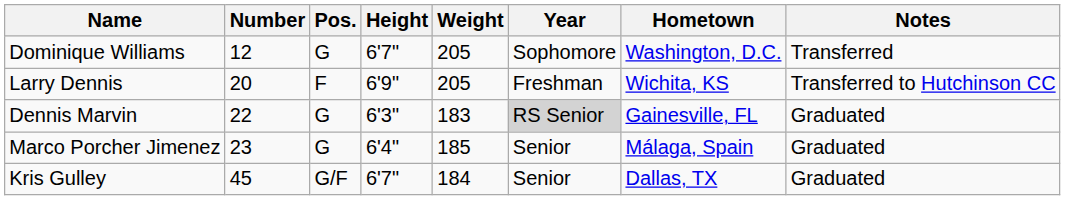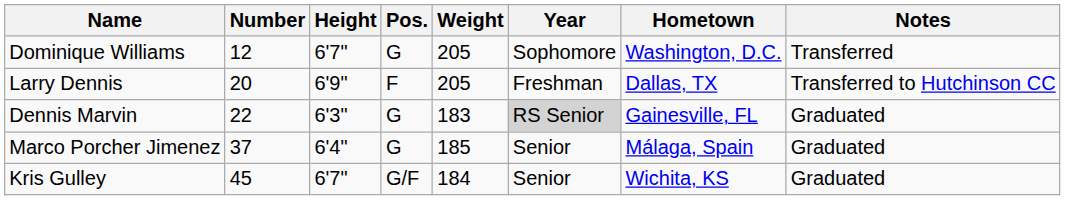columns swapped: (336, 20) <-> (397, 20)
(677, 83) Wichita, KS -> (671, 83) Dallas, TX
(241, 147) 23 -> (241, 147) 37
(671, 178) Dallas, TX -> (677, 178) Wichita, KS
